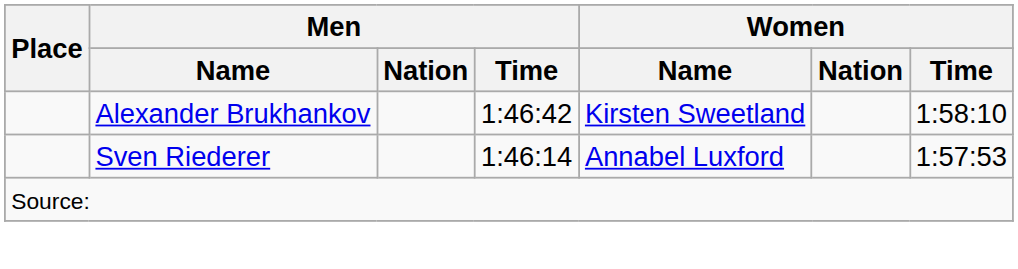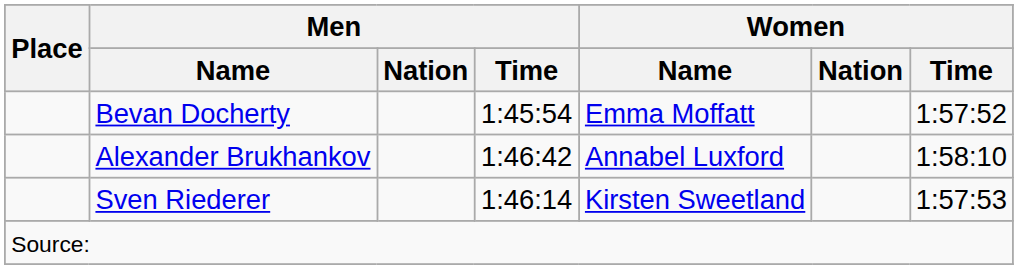+ row: (193, 113)
(695, 113) Kirsten Sweetland -> (684, 157) Annabel Luxford
(684, 157) Annabel Luxford -> (695, 200) Kirsten Sweetland
